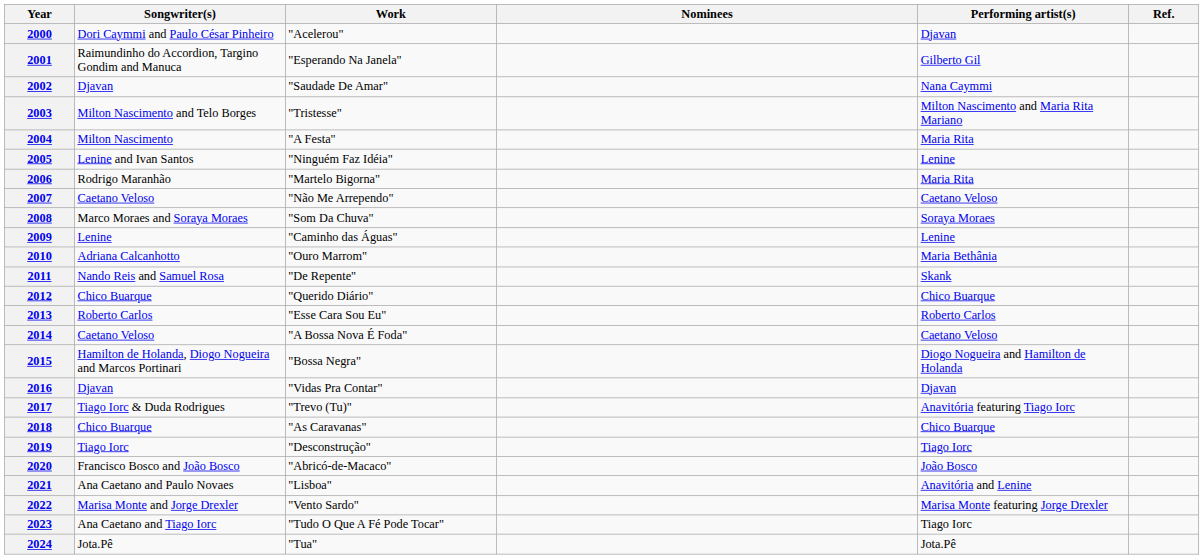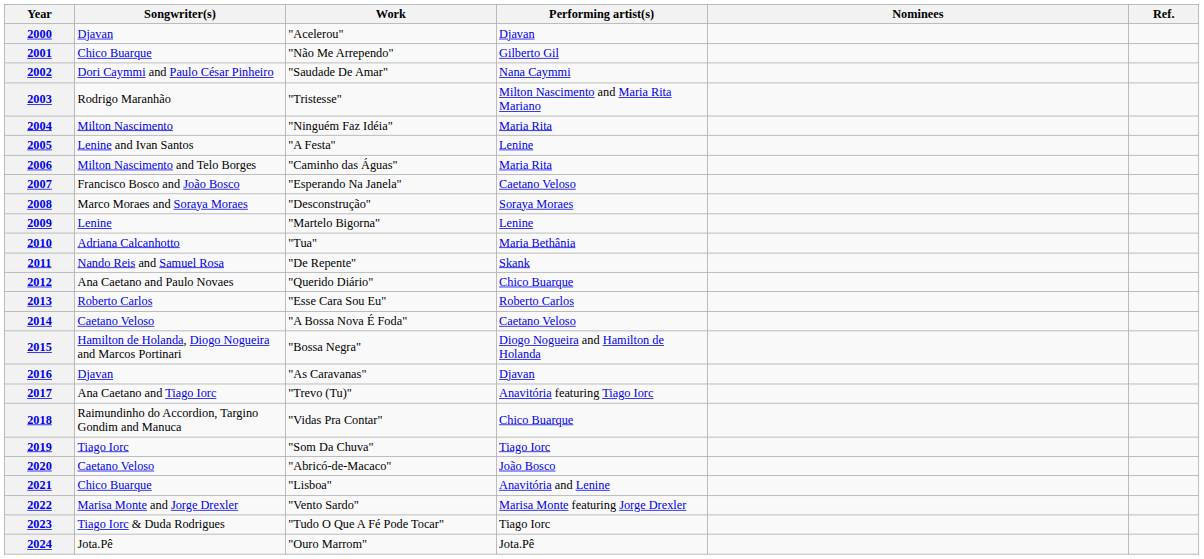columns swapped: (1023, 14) <-> (707, 14)
(176, 33) Dori Caymmi and Paulo César Pinheiro -> (95, 33) Djavan
(168, 60) Raimundinho do Accordion, Targino Gondim and Manuca -> (115, 53) Chico Buarque
(345, 60) "Esperando Na Janela" -> (341, 53) "Não Me Arrependo"
(95, 86) Djavan -> (176, 72) Dori Caymmi and Paulo César Pinheiro
(167, 113) Milton Nascimento and Telo Borges -> (124, 99) Rodrigo Maranhão
(312, 139) "A Festa" -> (341, 125) "Ninguém Faz Idéia"
(341, 159) "Ninguém Faz Idéia" -> (312, 145) "A Festa"
(124, 178) Rodrigo Maranhão -> (167, 164) Milton Nascimento and Telo Borges
(334, 178) "Martelo Bigorna" -> (343, 164) "Caminho das Águas"
(116, 198) Caetano Veloso -> (159, 184) Francisco Bosco and João Bosco
(341, 198) "Não Me Arrependo" -> (345, 184) "Esperando Na Janela"
(331, 217) "Som Da Chuva" -> (330, 203) "Desconstrução"
(343, 237) "Caminho das Águas" -> (334, 223) "Martelo Bigorna"
(328, 256) "Ouro Marrom" -> (303, 243) "Tua"
(115, 295) Chico Buarque -> (155, 282) Ana Caetano and Paulo Novaes
(335, 388) "Vidas Pra Contar" -> (327, 374) "As Caravanas"
(151, 407) Tiago Iorc & Duda Rodrigues -> (147, 393) Ana Caetano and Tiago Iorc
(115, 427) Chico Buarque -> (168, 420) Raimundinho do Accordion, Targino Gondim and Manuca
(327, 427) "As Caravanas" -> (335, 420) "Vidas Pra Contar"
(330, 446) "Desconstrução" -> (331, 446) "Som Da Chuva"
(159, 466) Francisco Bosco and João Bosco -> (116, 466) Caetano Veloso
(155, 485) Ana Caetano and Paulo Novaes -> (115, 485) Chico Buarque
(147, 524) Ana Caetano and Tiago Iorc -> (151, 524) Tiago Iorc & Duda Rodrigues
(303, 544) "Tua" -> (328, 544) "Ouro Marrom"
